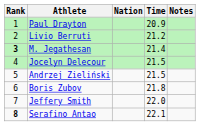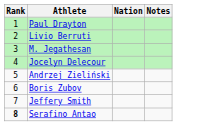- column: (156, 11)
(16, 50) bold -> (16, 50) normal
